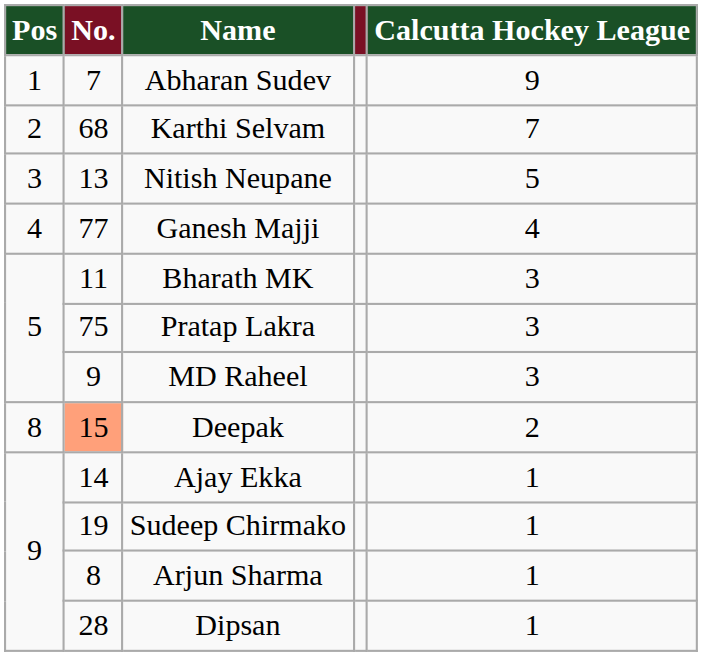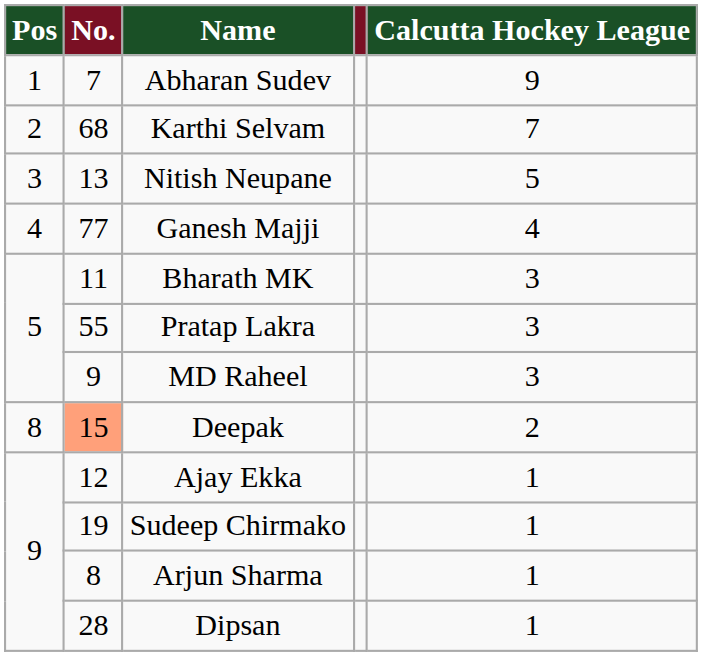(93, 327) 75 -> (93, 327) 55
(93, 476) 14 -> (93, 476) 12
